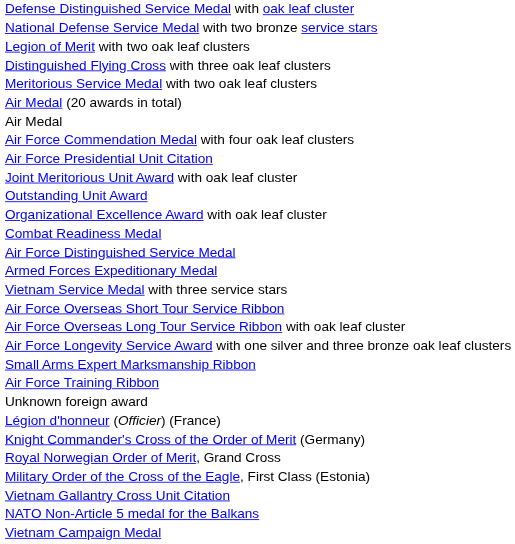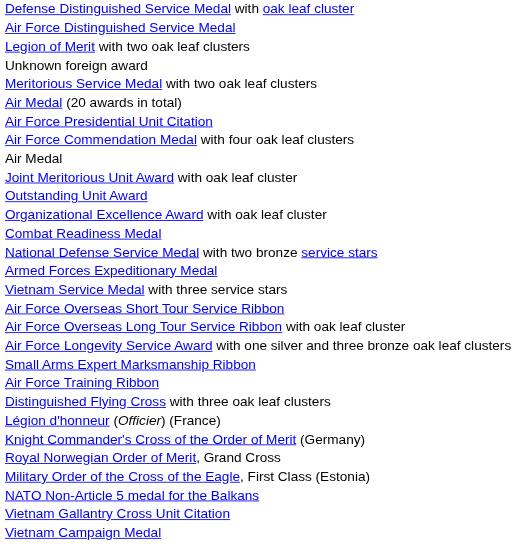rows swapped: (120, 252) <-> (191, 27)
rows swapped: (168, 65) <-> (76, 401)
rows swapped: (34, 121) <-> (109, 158)
rows swapped: (117, 495) <-> (132, 514)
